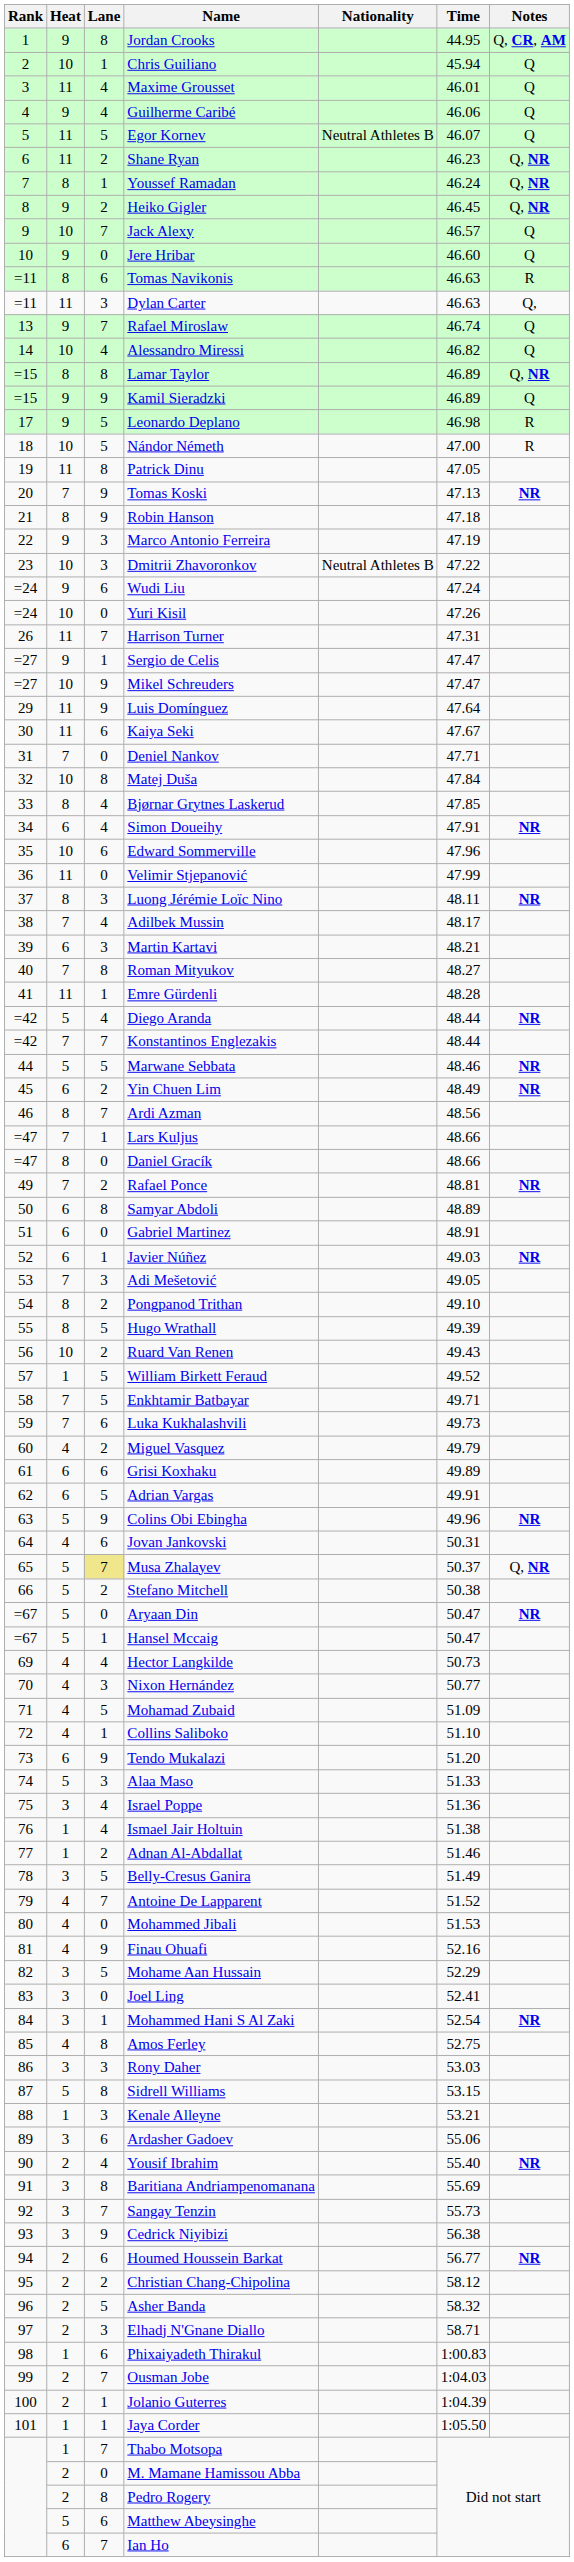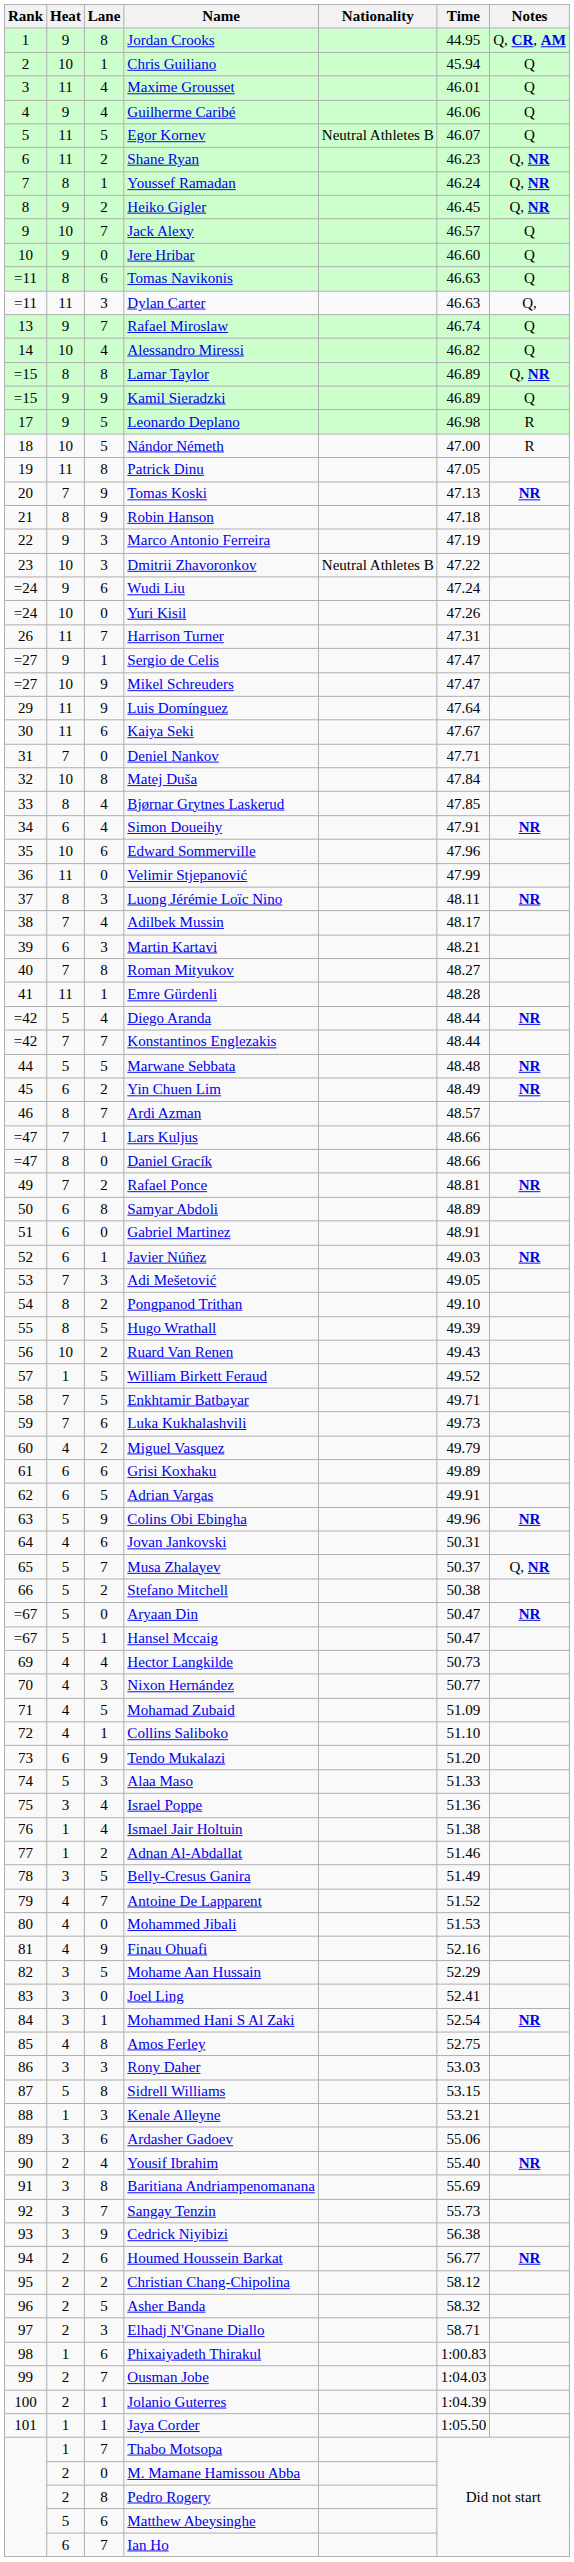(529, 278) R -> (529, 278) Q
(463, 1065) 48.46 -> (463, 1065) 48.48
(463, 1113) 48.56 -> (463, 1113) 48.57
(104, 1566) khaki background -> (104, 1566) no background
